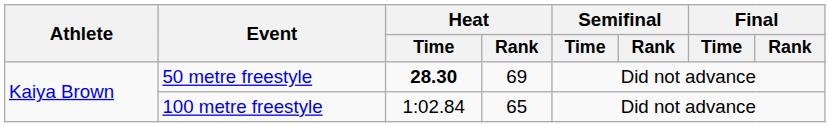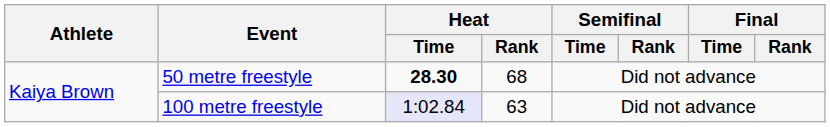(517, 77) 69 -> (517, 77) 68
(434, 107) no background -> (434, 107) lavender background
(517, 107) 65 -> (517, 107) 63
